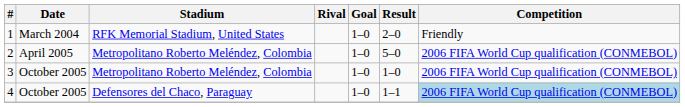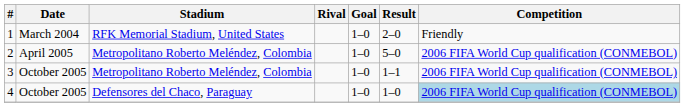(391, 72) 1–0 -> (391, 72) 1–1
(391, 92) 1–1 -> (391, 92) 1–0
